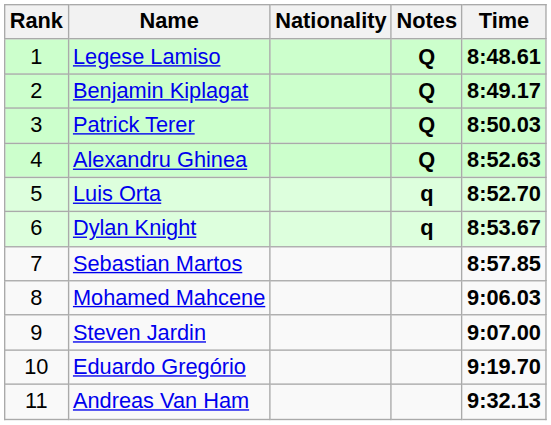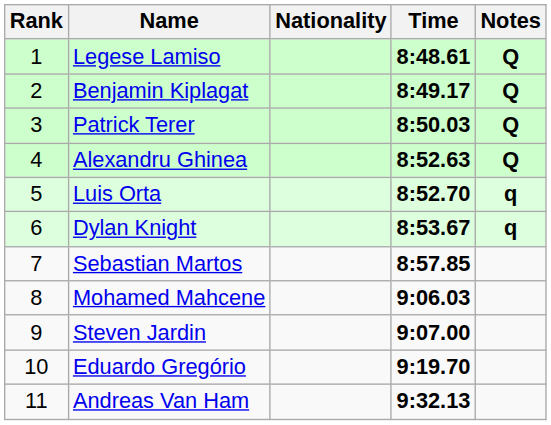columns swapped: (504, 21) <-> (427, 21)
